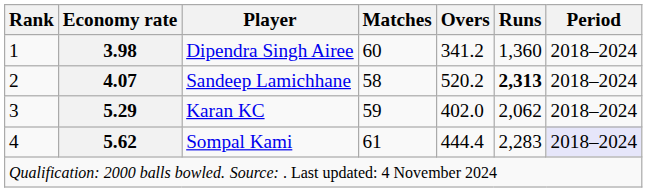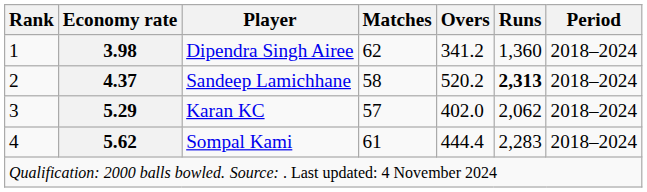(372, 50) 60 -> (372, 50) 62
(120, 80) 4.07 -> (120, 80) 4.37
(372, 111) 59 -> (372, 111) 57
(594, 141) lavender background -> (594, 141) no background
